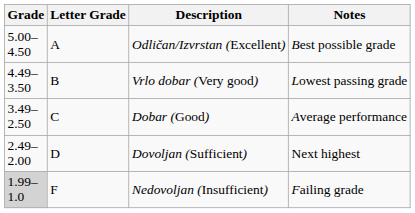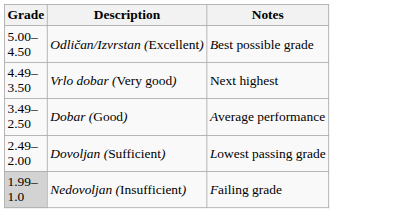- column: (88, 15)
(349, 80) Lowest passing grade -> (244, 80) Next highest
(326, 153) Next highest -> (268, 153) Lowest passing grade
